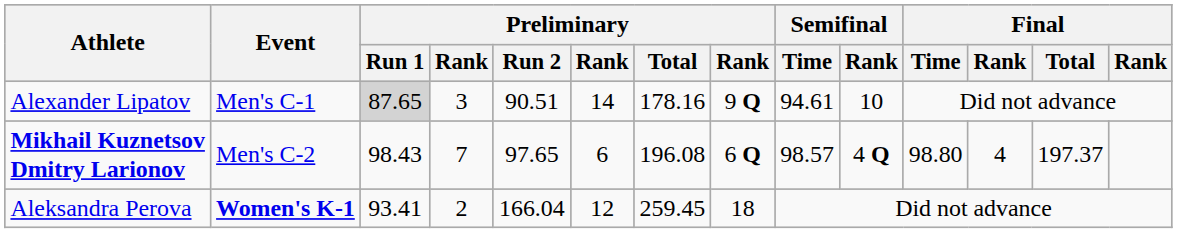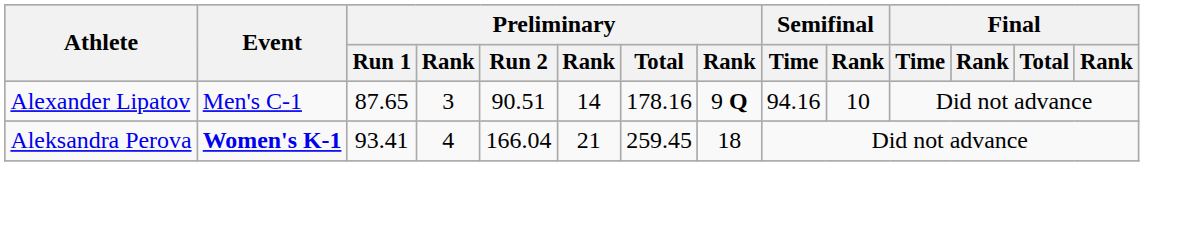(395, 101) lightgrey background -> (382, 101) no background
(807, 101) 94.61 -> (794, 101) 94.16
- row: (108, 154)
(462, 208) 2 -> (448, 140) 4
(602, 208) 12 -> (589, 140) 21
